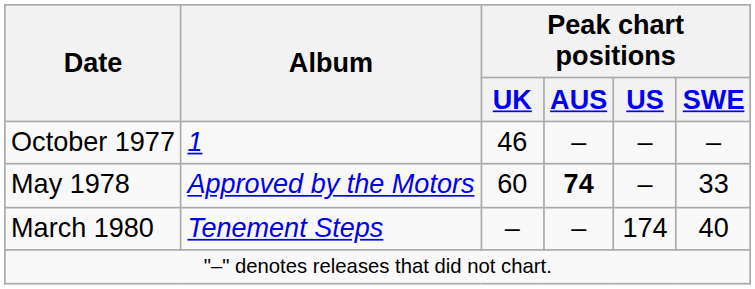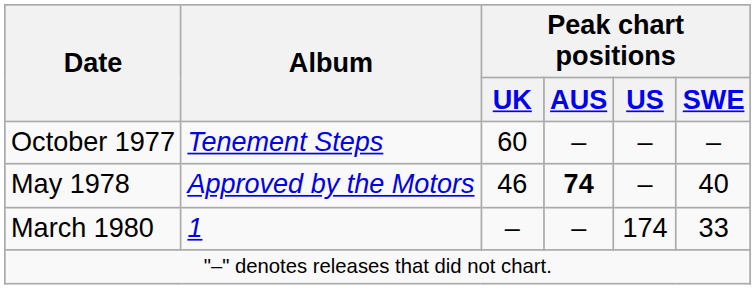(195, 142) 1 -> (285, 142) Tenement Steps
(512, 142) 46 -> (512, 142) 60
(512, 185) 60 -> (512, 185) 46
(714, 185) 33 -> (714, 185) 40
(285, 227) Tenement Steps -> (195, 227) 1
(714, 227) 40 -> (714, 227) 33
